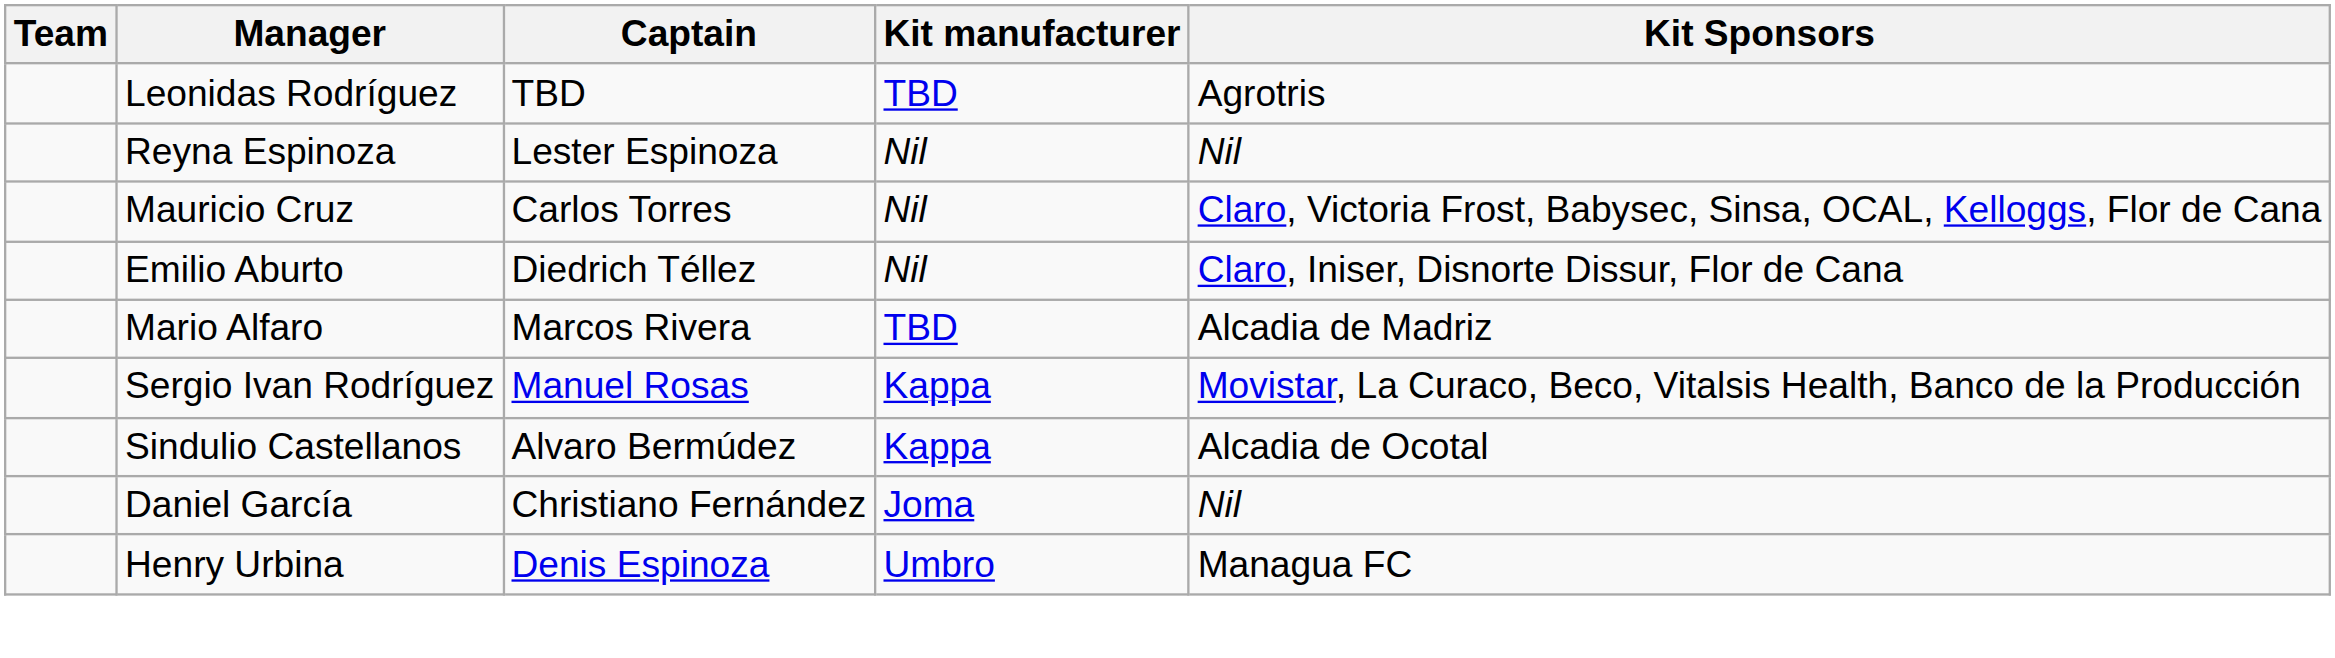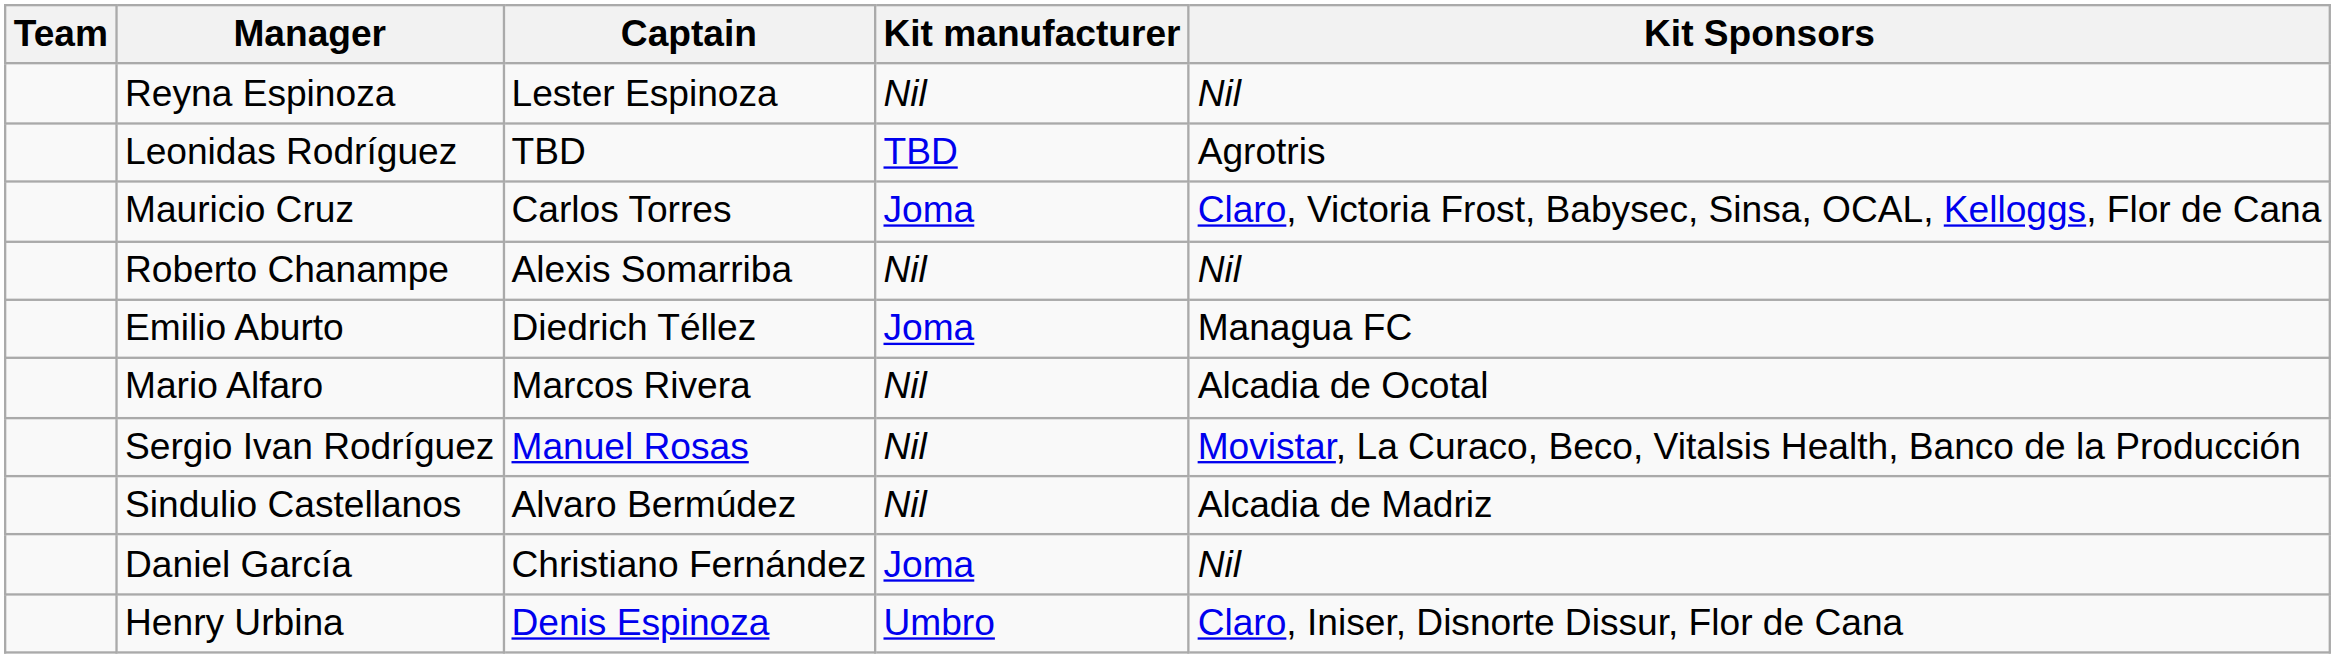rows swapped: (291, 92) <-> (260, 151)
(905, 210) Nil -> (929, 210) Joma
+ row: (287, 269)
(905, 269) Nil -> (929, 328) Joma
(1550, 269) Claro, Iniser, Disnorte Dissur, Flor de Cana -> (1305, 328) Managua FC
(921, 328) TBD -> (905, 387) Nil
(1345, 328) Alcadia de Madriz -> (1343, 387) Alcadia de Ocotal
(937, 387) Kappa -> (905, 446) Nil
(937, 446) Kappa -> (905, 504) Nil
(1343, 446) Alcadia de Ocotal -> (1345, 504) Alcadia de Madriz
(1305, 563) Managua FC -> (1550, 622) Claro, Iniser, Disnorte Dissur, Flor de Cana
